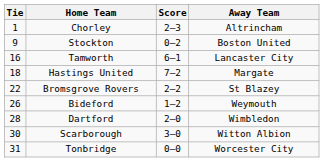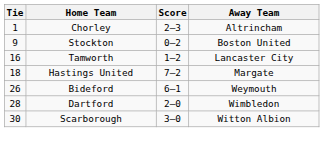(172, 58) 6–1 -> (172, 58) 1–2
- row: (91, 88)
(172, 104) 1–2 -> (172, 88) 6–1
- row: (91, 149)
